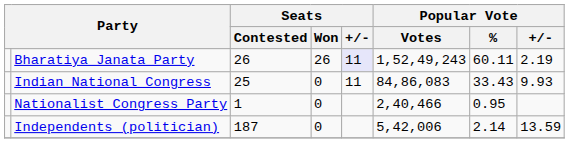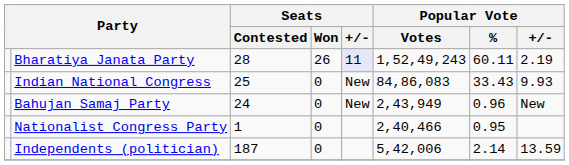(242, 60) 26 -> (242, 60) 28
(353, 82) 11 -> (357, 82) New
+ row: (92, 105)
